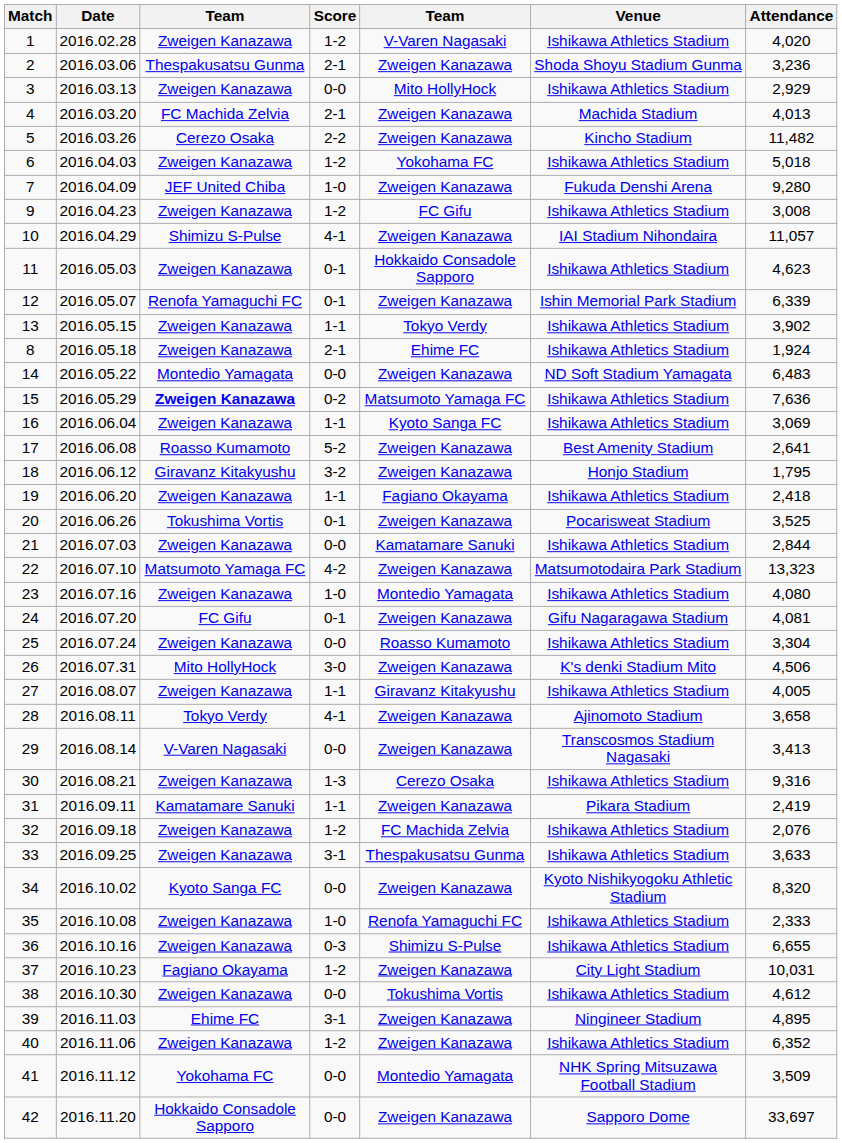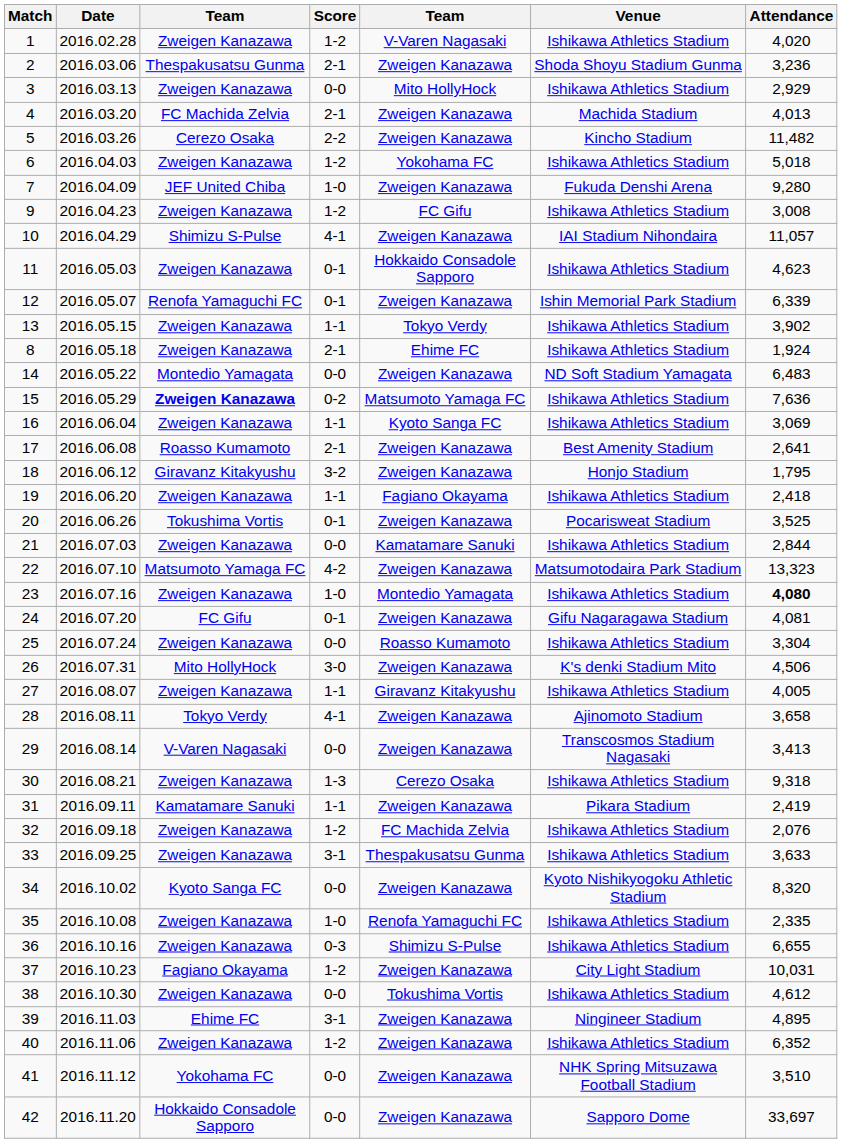(335, 448) 5-2 -> (335, 448) 2-1
(791, 594) normal -> (791, 594) bold
(791, 782) 9,316 -> (791, 782) 9,318
(791, 921) 2,333 -> (791, 921) 2,335
(445, 1075) Montedio Yamagata -> (445, 1075) Zweigen Kanazawa
(791, 1075) 3,509 -> (791, 1075) 3,510
